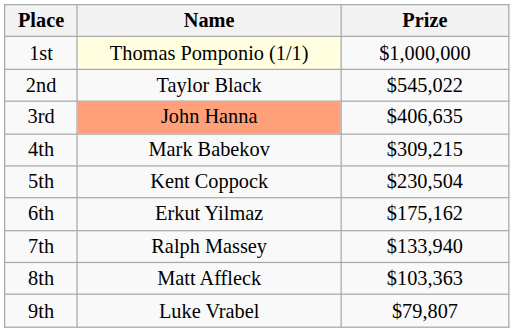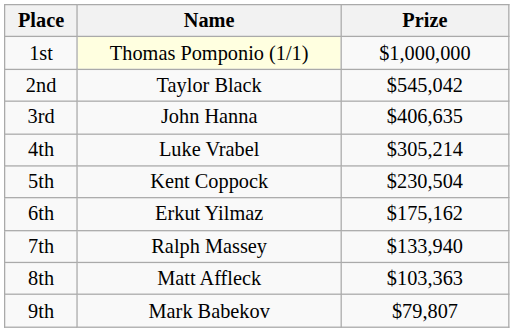(425, 85) $545,022 -> (425, 85) $545,042
(209, 117) lightsalmon background -> (209, 117) no background
(209, 149) Mark Babekov -> (209, 149) Luke Vrabel
(425, 149) $309,215 -> (425, 149) $305,214
(209, 310) Luke Vrabel -> (209, 310) Mark Babekov
